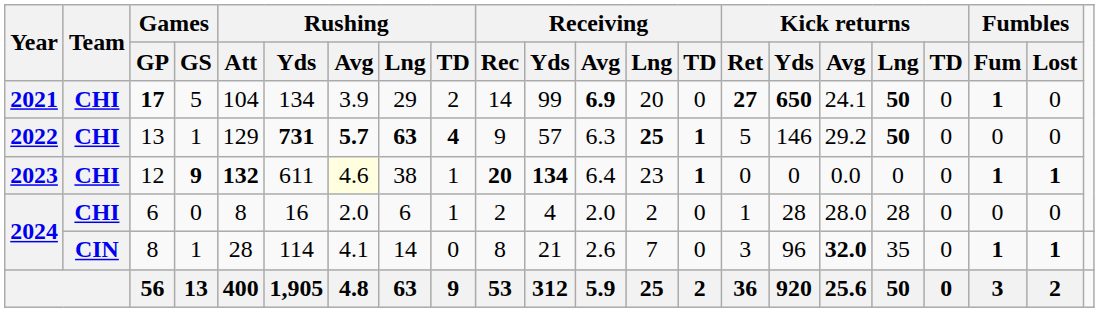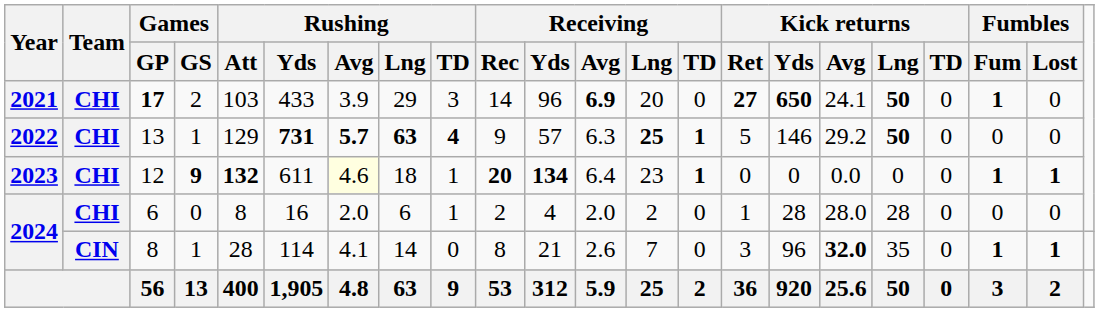(196, 99) 5 -> (196, 99) 2
(241, 99) 104 -> (241, 99) 103
(296, 99) 134 -> (296, 99) 433
(453, 99) 2 -> (453, 99) 3
(550, 99) 99 -> (550, 99) 96
(405, 174) 38 -> (405, 174) 18
